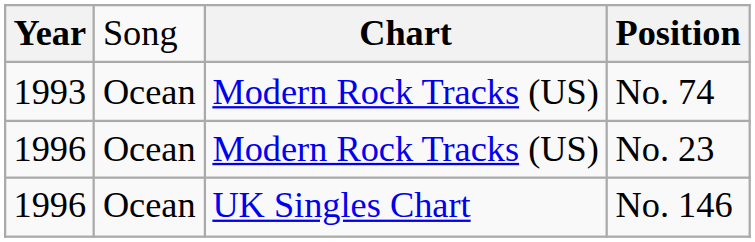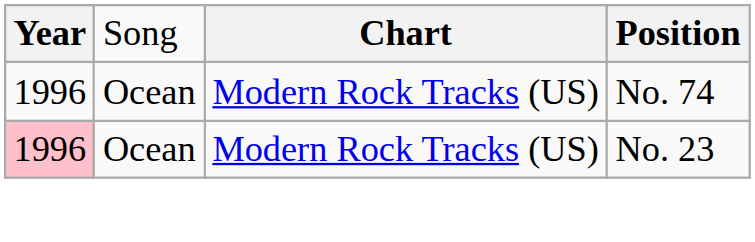(50, 90) 1993 -> (50, 90) 1996
(50, 148) no background -> (50, 148) pink background
- row: (674, 206)
